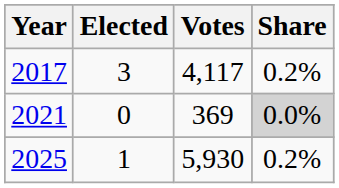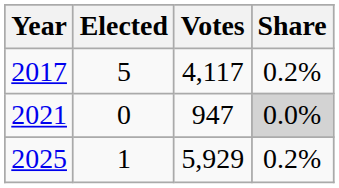(124, 70) 3 -> (124, 70) 5
(213, 114) 369 -> (213, 114) 947
(213, 159) 5,930 -> (213, 159) 5,929
